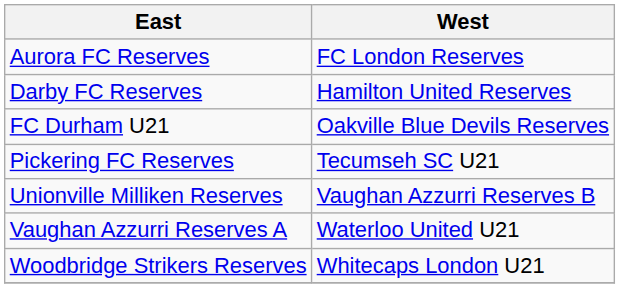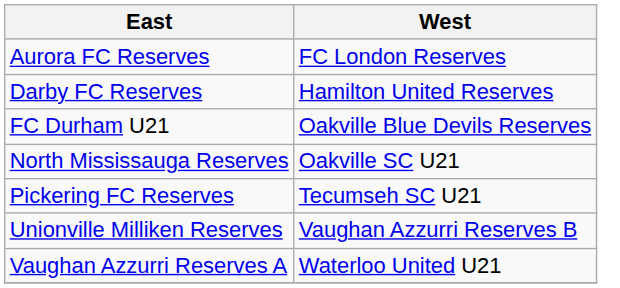+ row: (149, 160)
- row: (158, 265)
